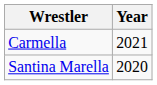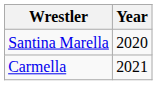rows swapped: (59, 67) <-> (37, 42)
